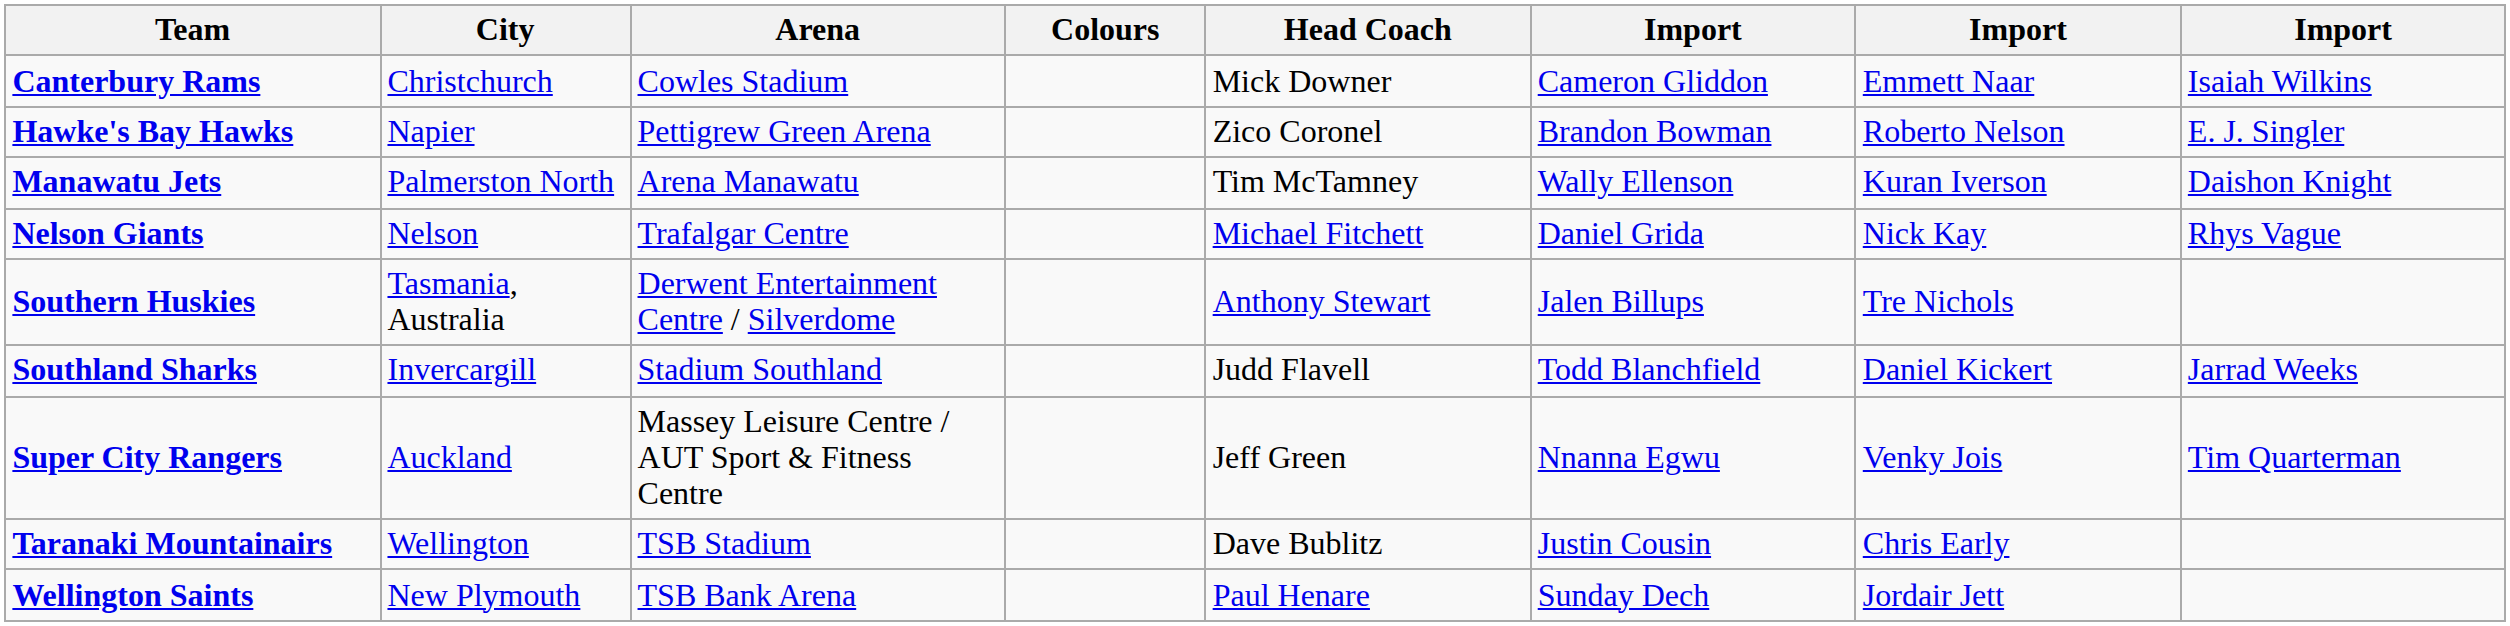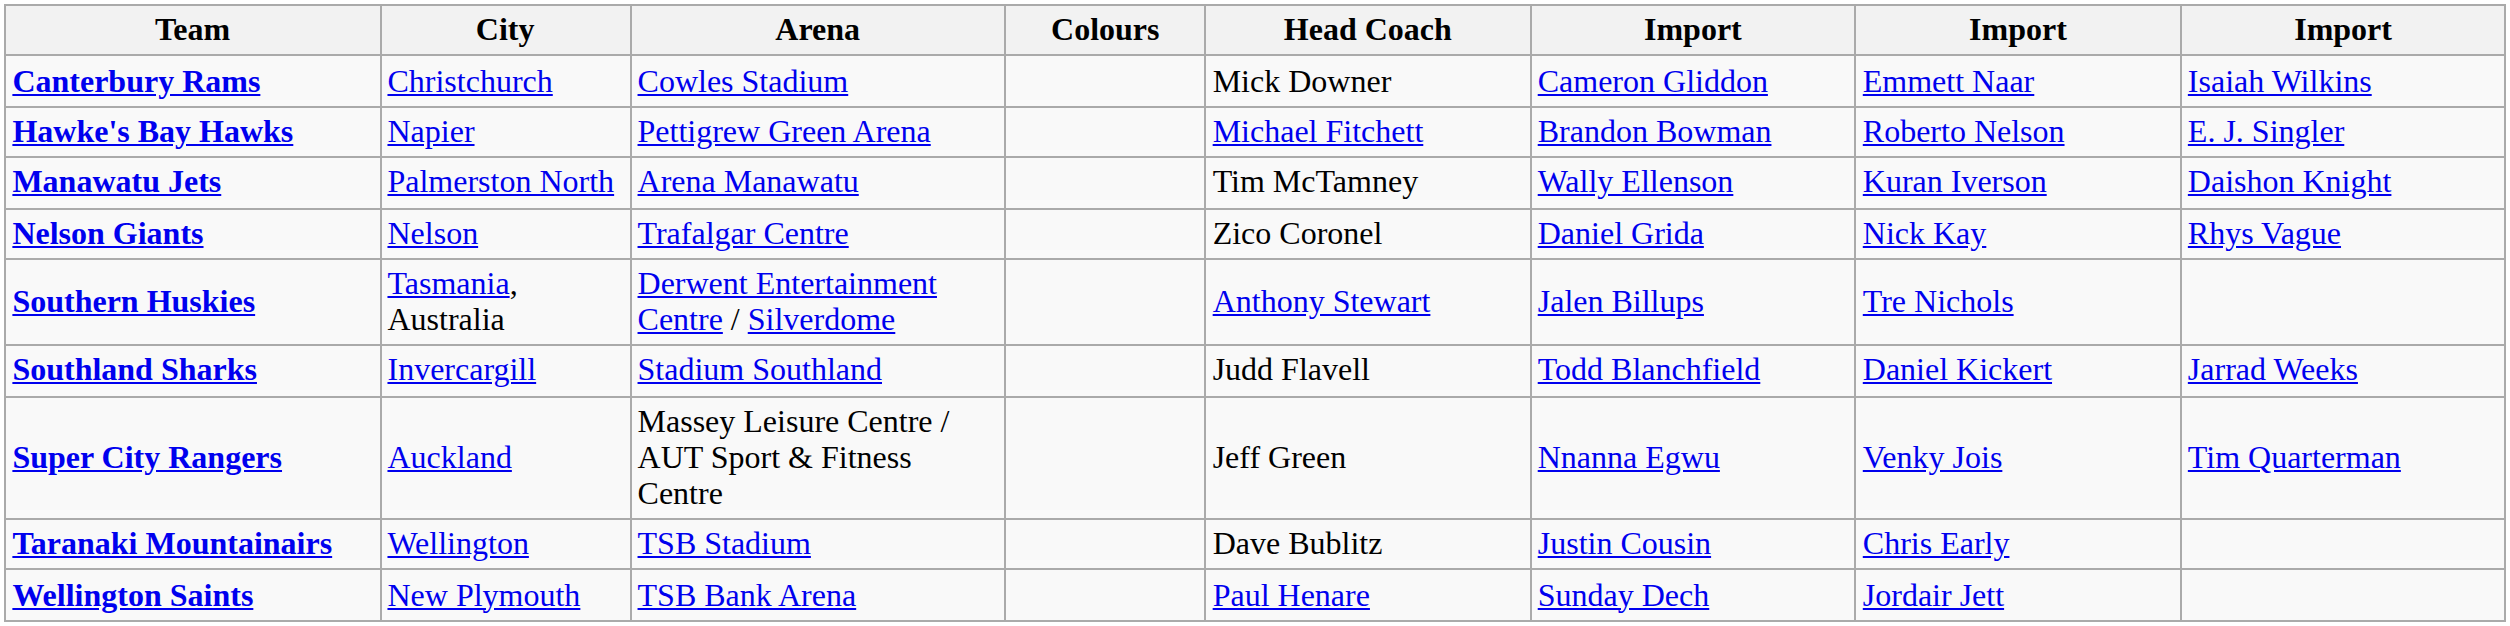(1298, 131) Zico Coronel -> (1318, 131) Michael Fitchett
(1318, 232) Michael Fitchett -> (1298, 232) Zico Coronel
